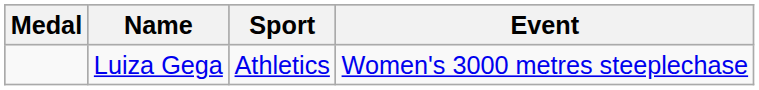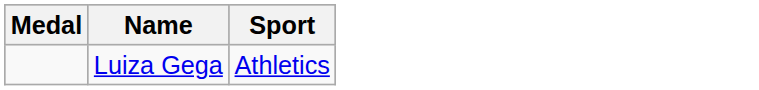- column: (545, 25)
